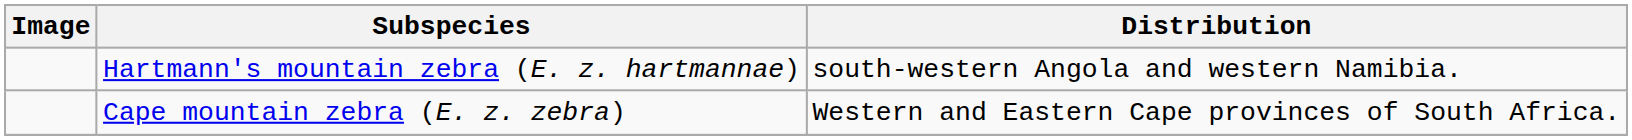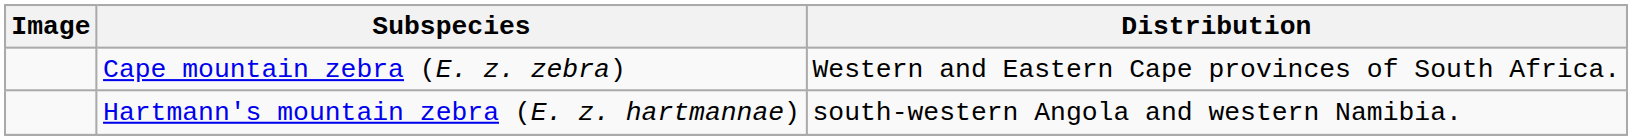rows swapped: (364, 113) <-> (452, 70)
